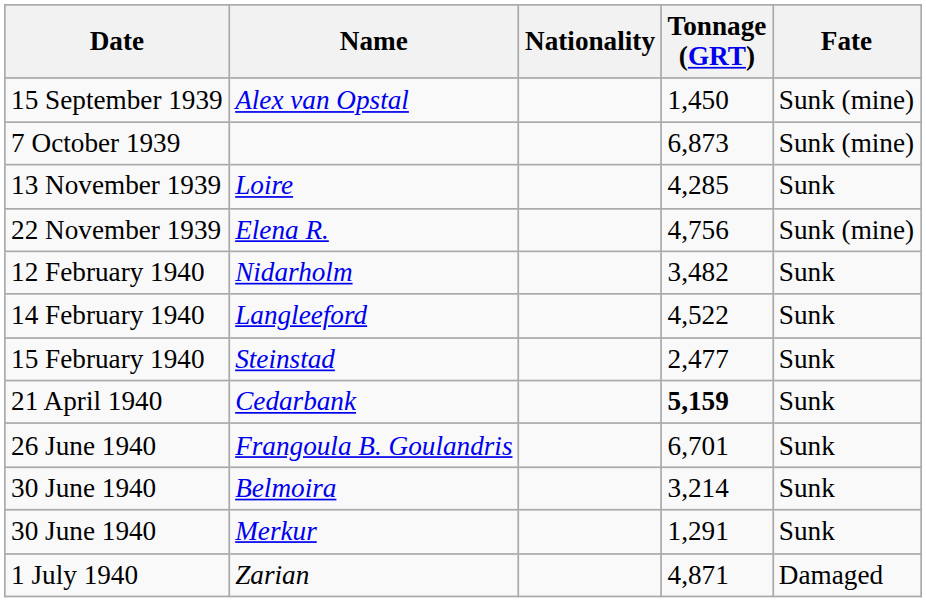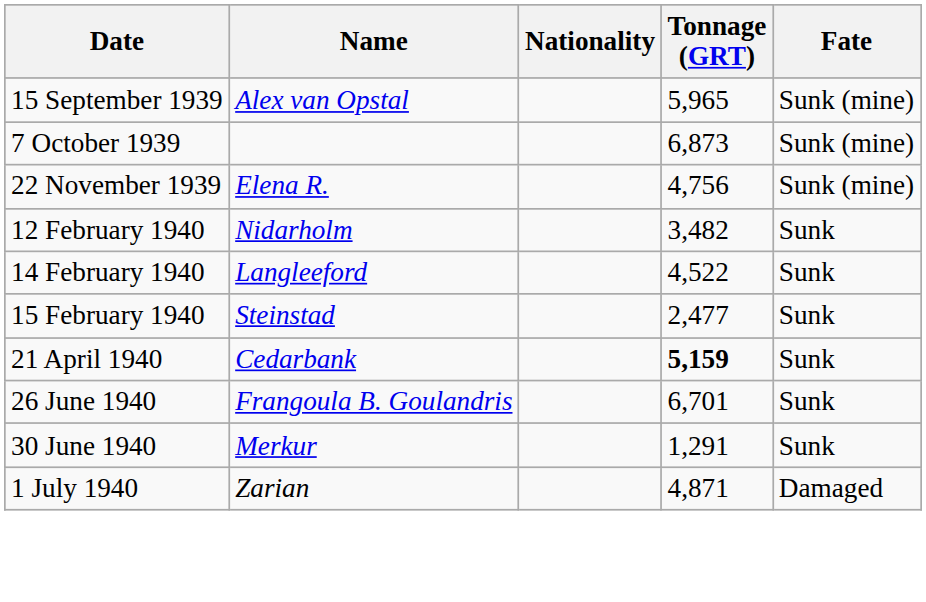(698, 99) 1,450 -> (698, 99) 5,965
- row: (264, 186)
- row: (286, 488)
